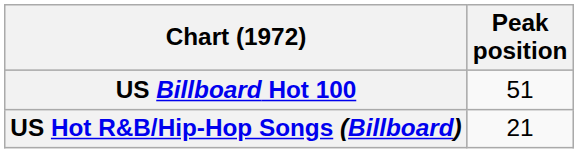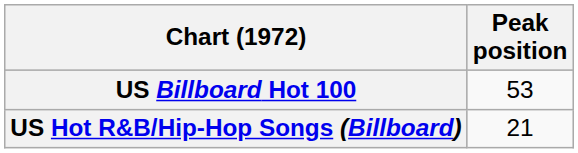(520, 89) 51 -> (520, 89) 53
